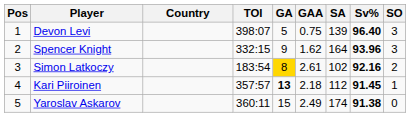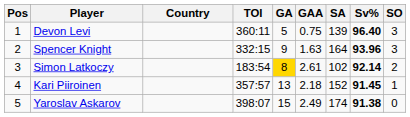(253, 31) 398:07 -> (253, 31) 360:11
(311, 49) 1.62 -> (311, 49) 1.63
(367, 67) 92.16 -> (367, 67) 92.14
(284, 85) bold -> (284, 85) normal
(338, 85) 112 -> (338, 85) 152
(253, 103) 360:11 -> (253, 103) 398:07
